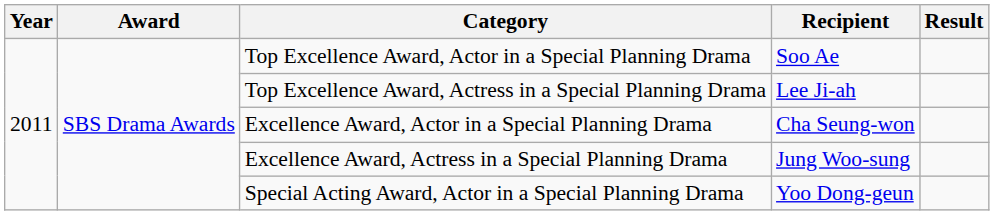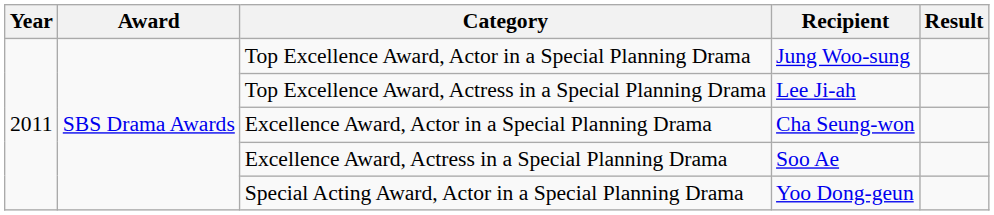(808, 55) Soo Ae -> (843, 55) Jung Woo-sung
(843, 158) Jung Woo-sung -> (808, 158) Soo Ae
